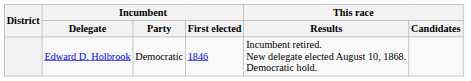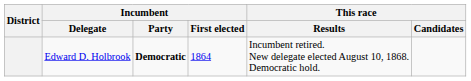(159, 56) normal -> (161, 56) bold
(198, 56) 1846 -> (201, 56) 1864
